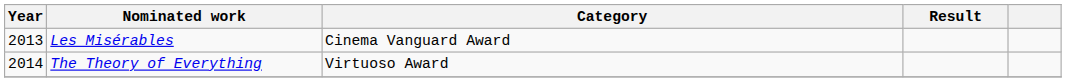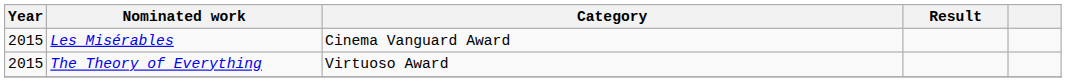(26, 40) 2013 -> (26, 40) 2015
(26, 64) 2014 -> (26, 64) 2015
